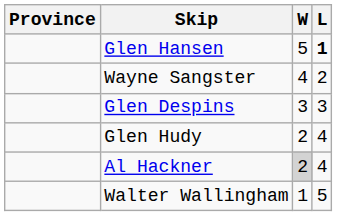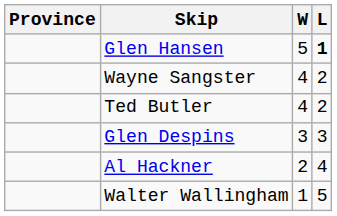+ row: (159, 108)
- row: (153, 137)
(303, 167) lightgrey background -> (303, 167) no background
